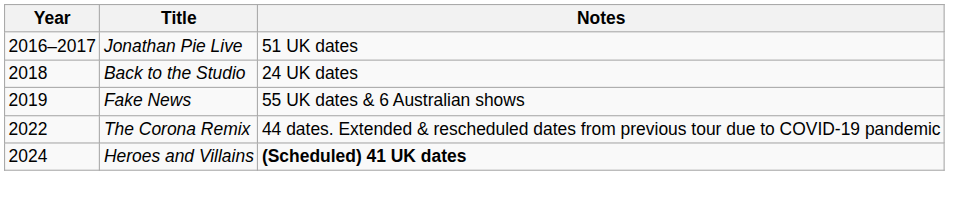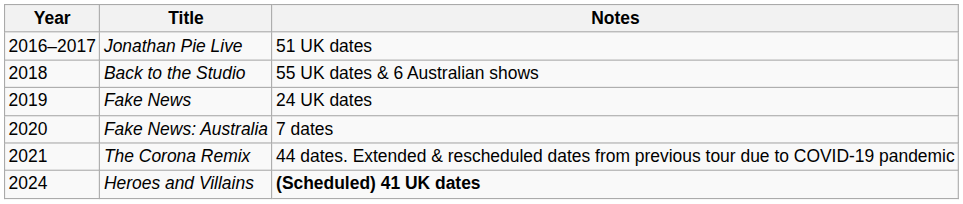(310, 73) 24 UK dates -> (407, 73) 55 UK dates & 6 Australian shows
(393, 101) 55 UK dates & 6 Australian shows -> (324, 101) 24 UK dates
+ row: (186, 128)
(28, 128) 2022 -> (28, 156) 2021
